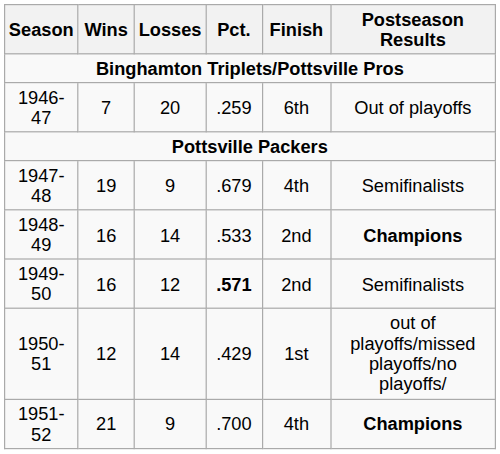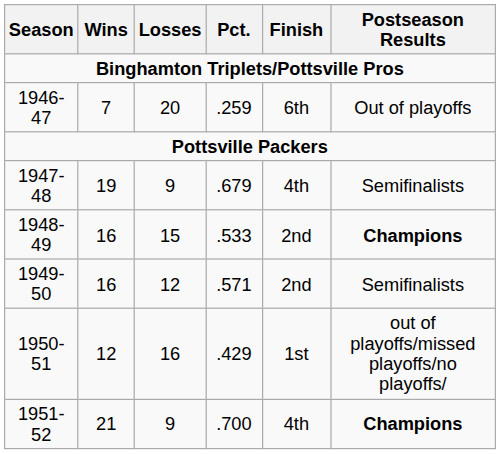(170, 235) 14 -> (170, 235) 15
(234, 284) bold -> (234, 284) normal
(170, 354) 14 -> (170, 354) 16
